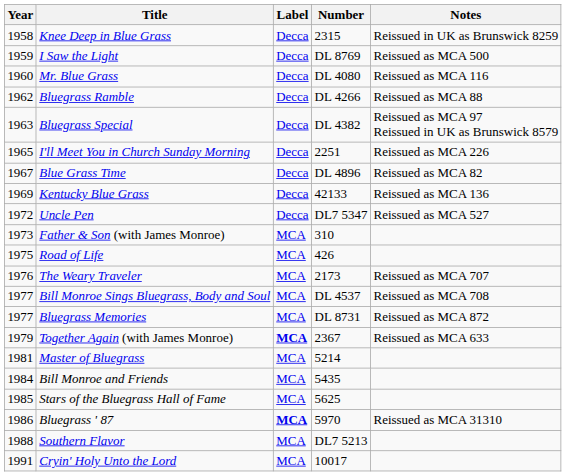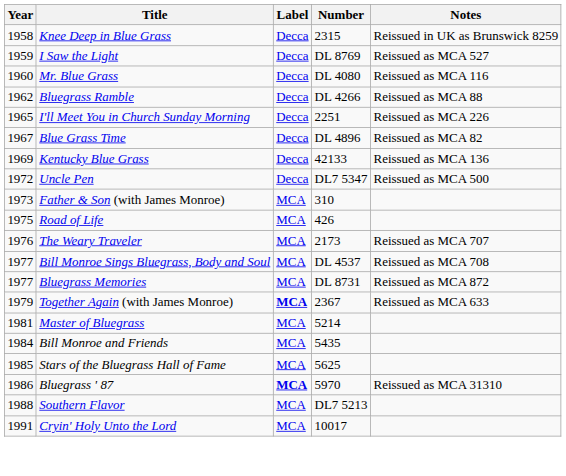(431, 55) Reissued as MCA 500 -> (431, 55) Reissued as MCA 527
- row: (86, 124)
(431, 214) Reissued as MCA 527 -> (431, 179) Reissued as MCA 500
